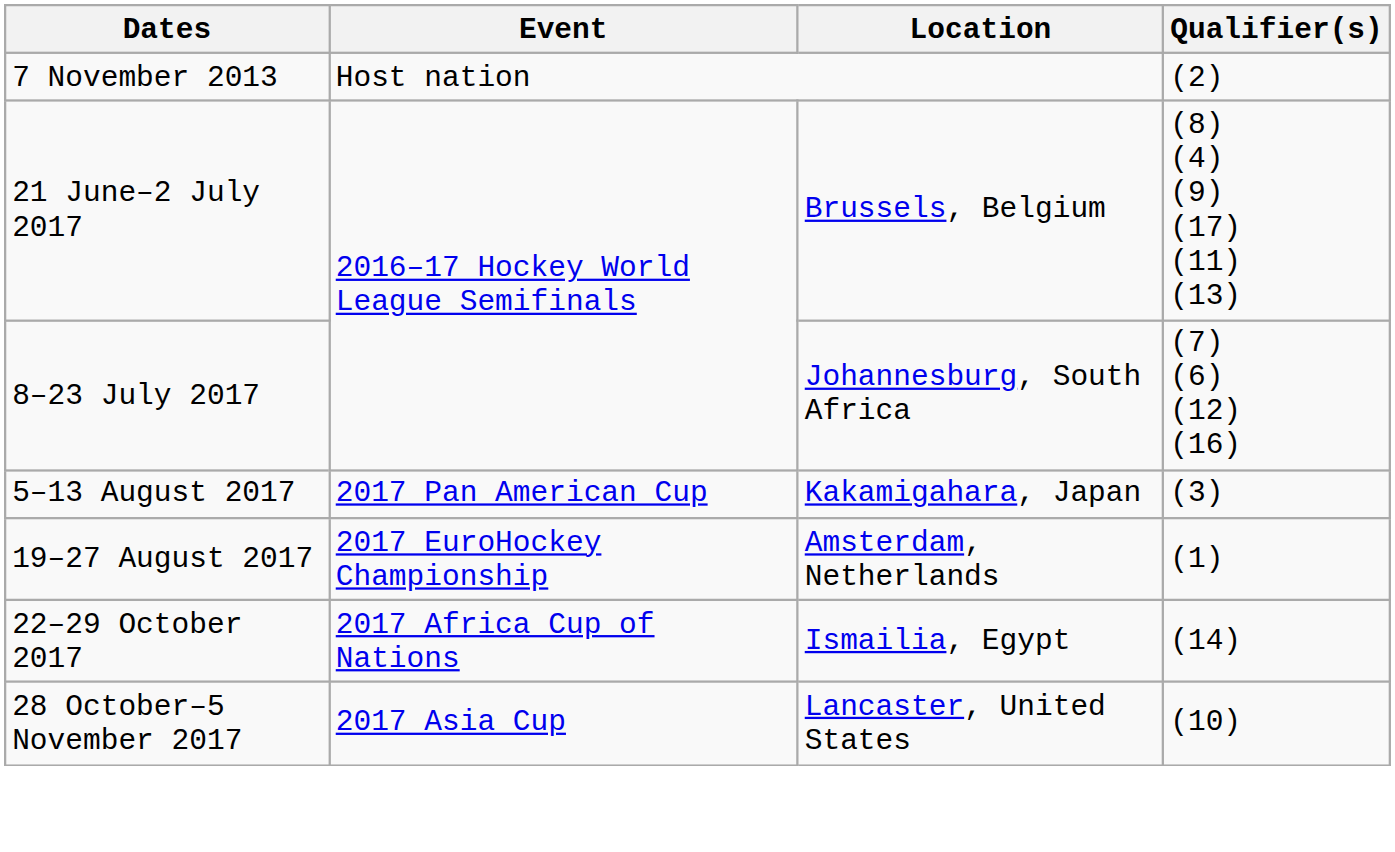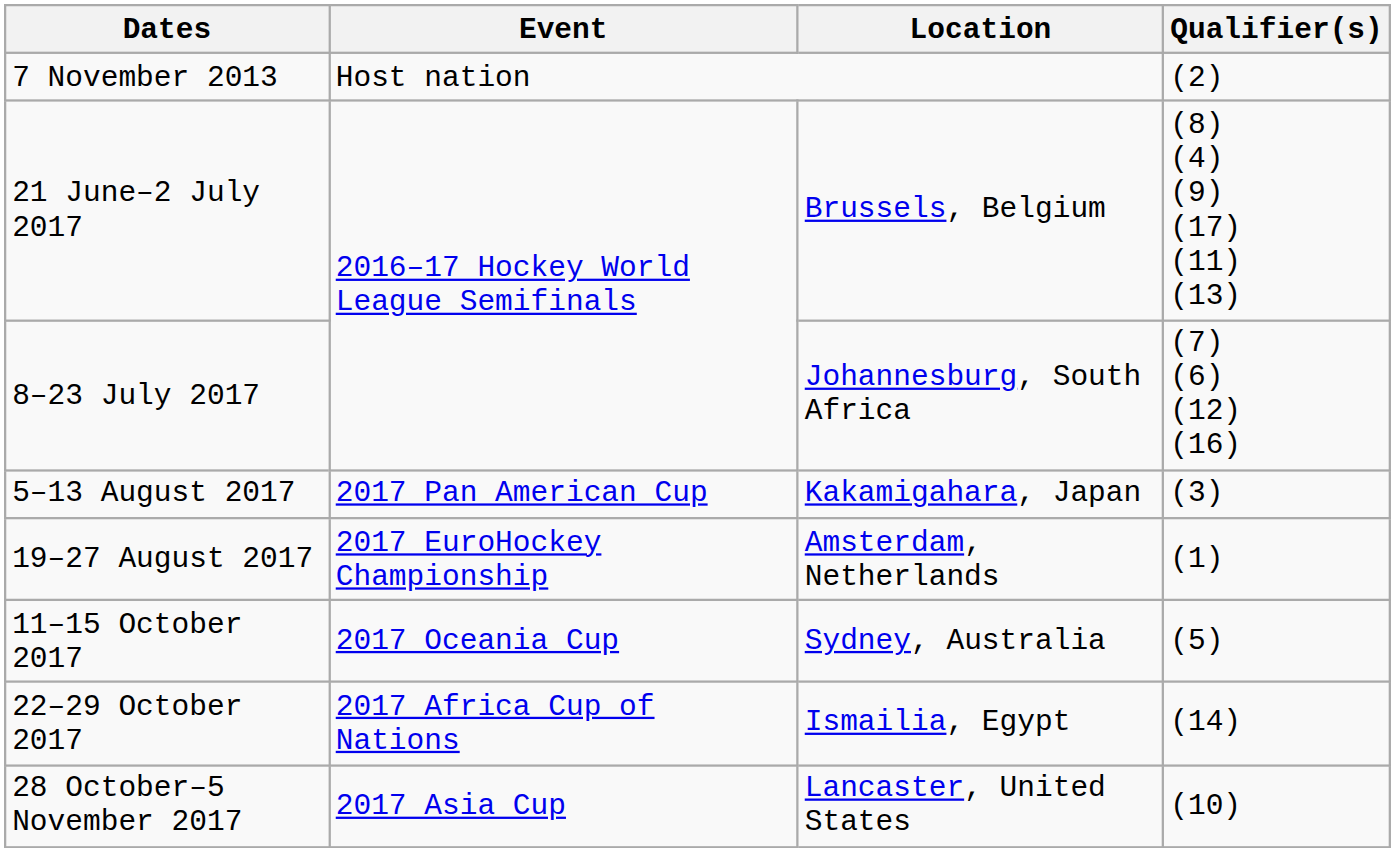+ row: (127, 641)
